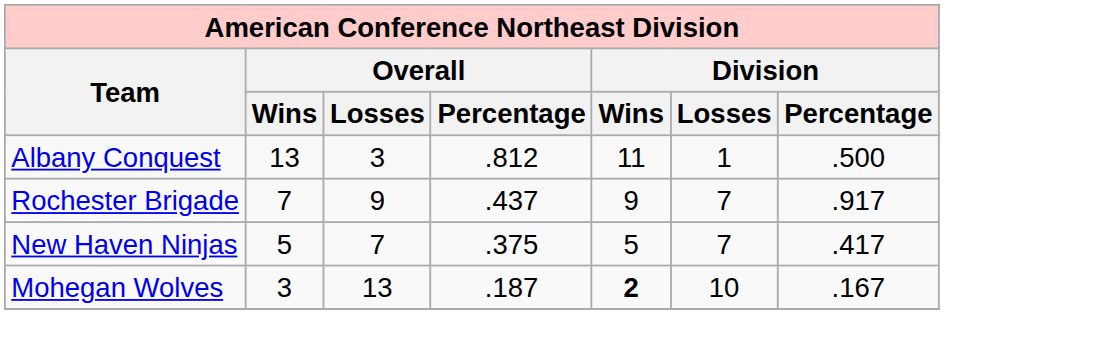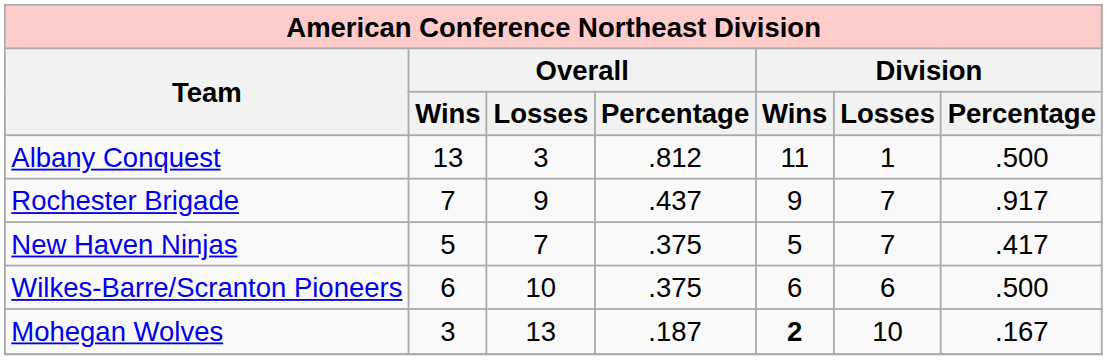+ row: (207, 288)
